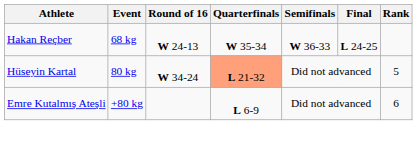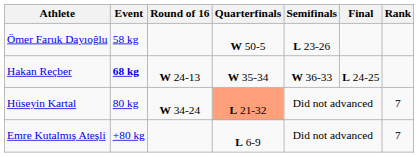+ row: (57, 39)
(124, 39) normal -> (126, 71) bold
(396, 71) 5 -> (398, 104) 7
(396, 104) 6 -> (398, 136) 7
